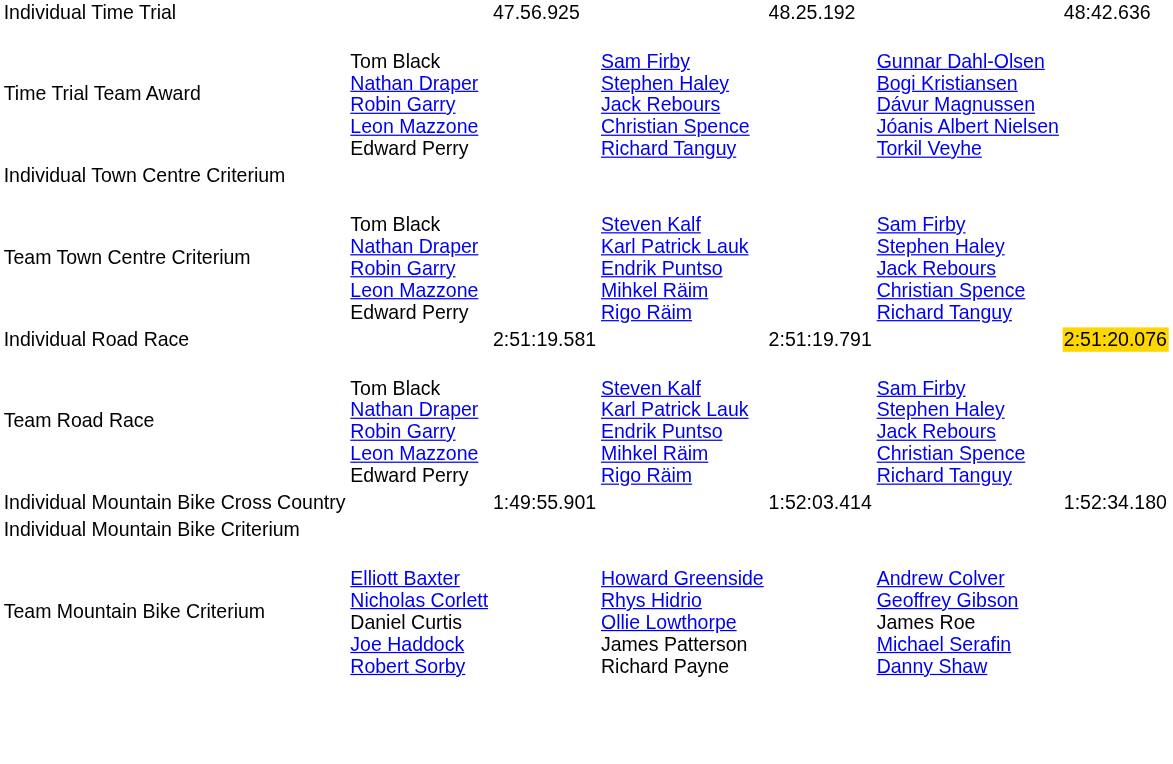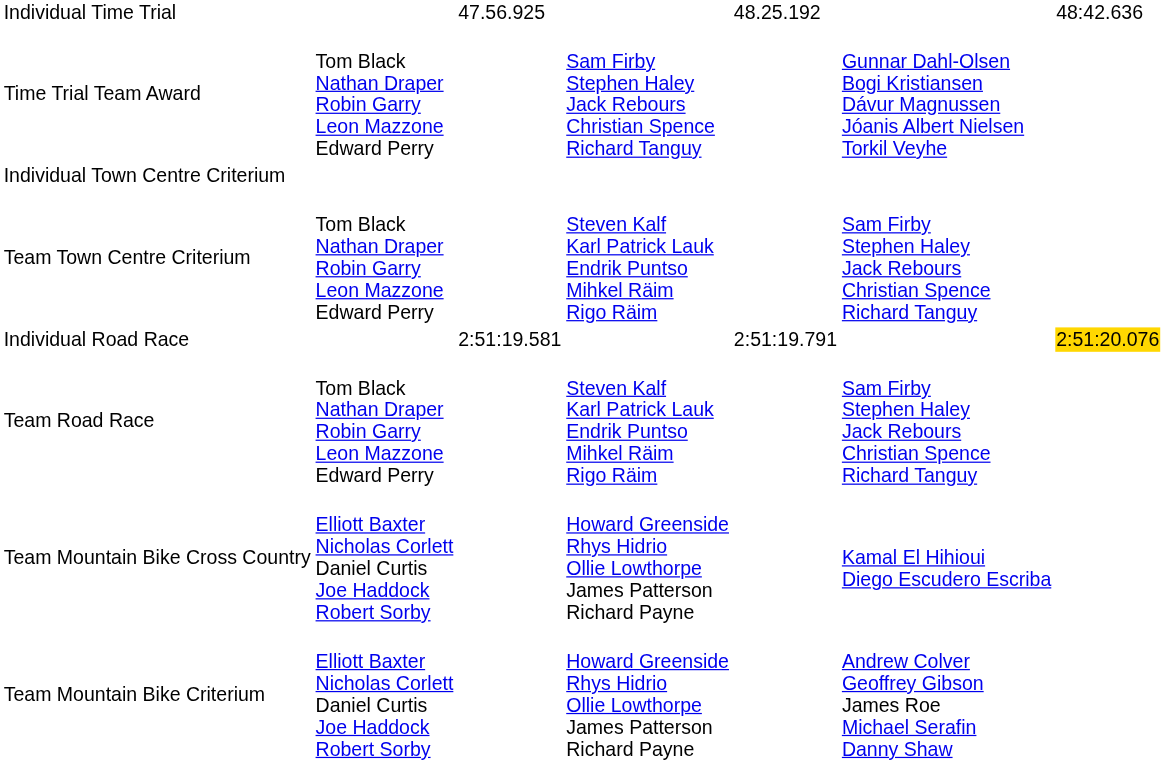- row: (175, 502)
+ row: (157, 557)
- row: (152, 529)
